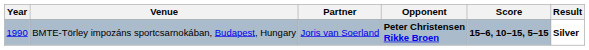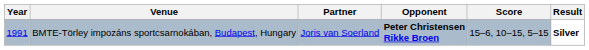(17, 33) 1990 -> (17, 33) 1991
(509, 33) bold -> (509, 33) normal
